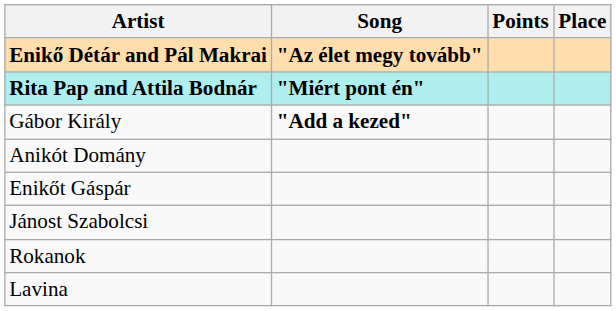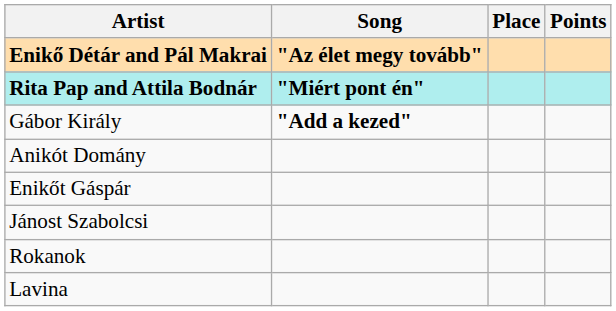columns swapped: (520, 21) <-> (582, 21)
